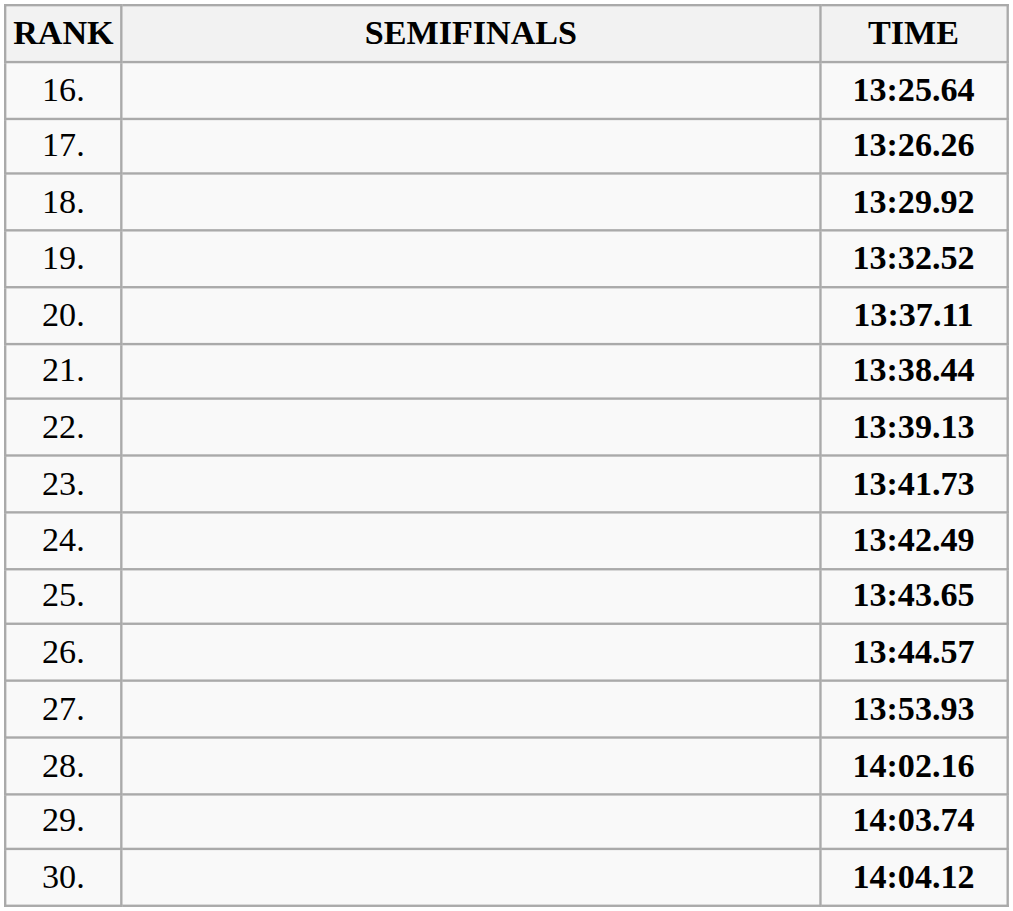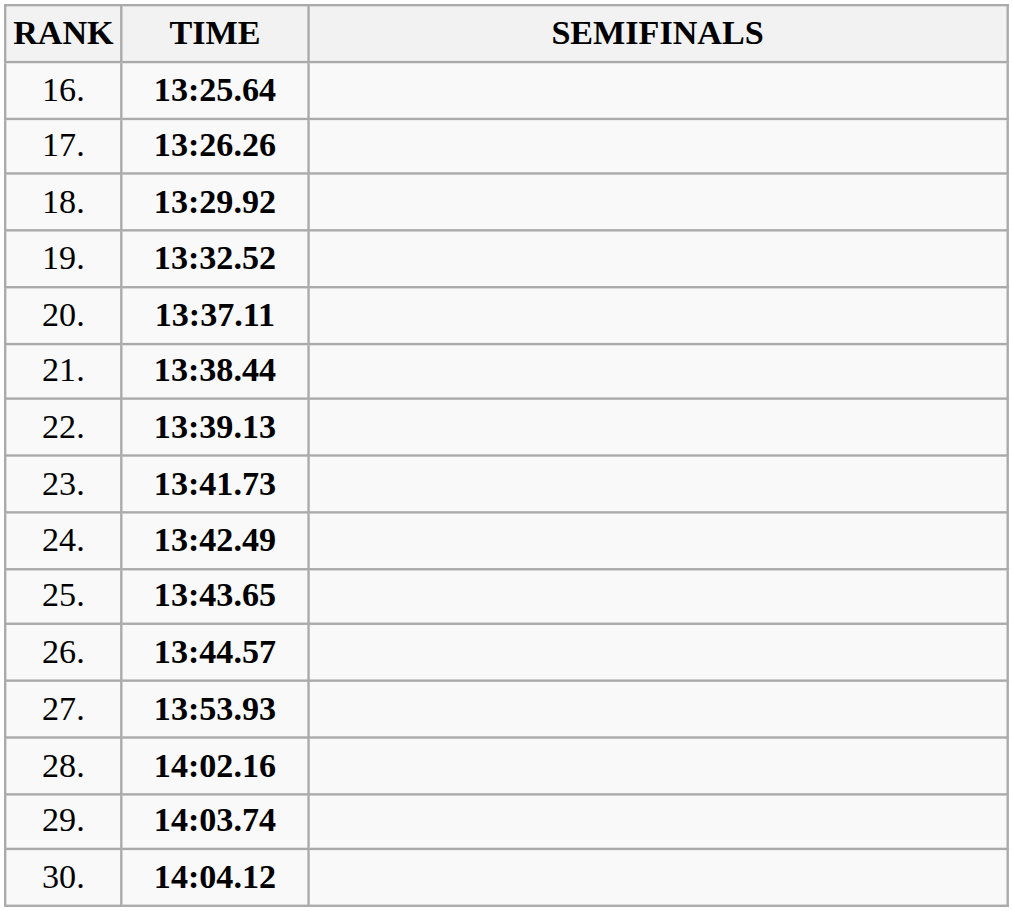columns swapped: (471, 33) <-> (913, 33)
